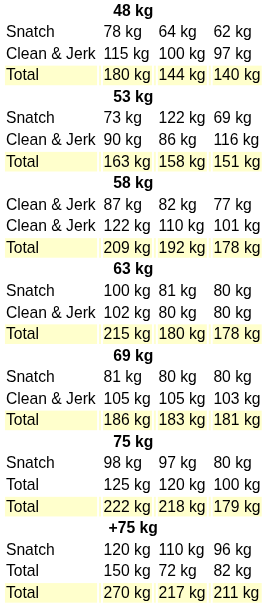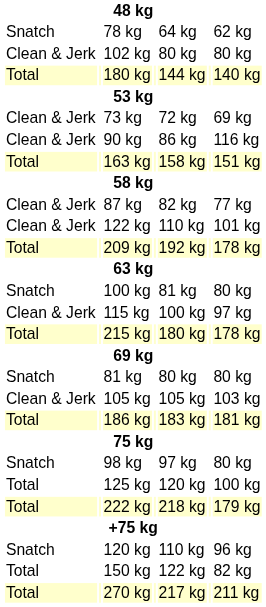rows swapped: (127, 312) <-> (127, 53)
(30, 118) Snatch -> (51, 118) Clean & Jerk
(182, 118) 122 kg -> (178, 118) 72 kg
(178, 571) 72 kg -> (182, 571) 122 kg
